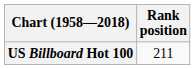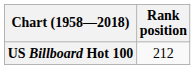(163, 53) 211 -> (163, 53) 212
